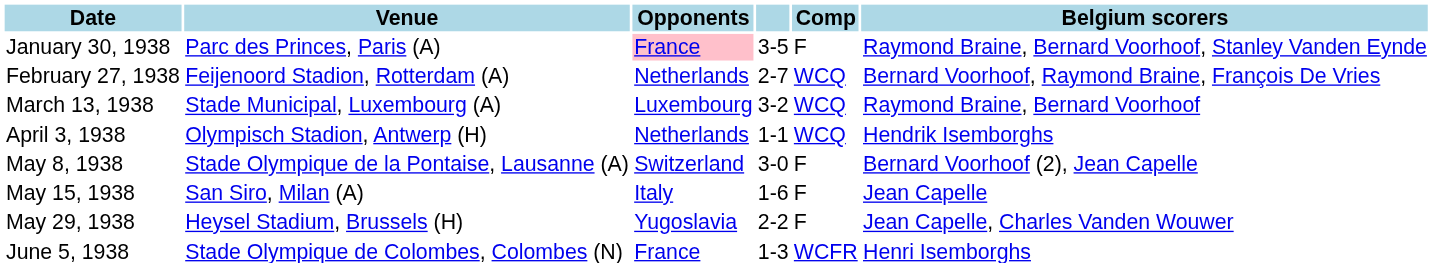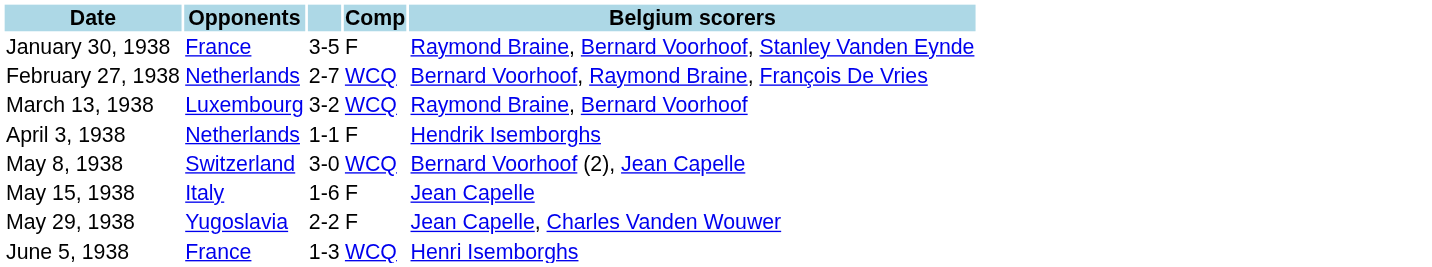- column: (407, 17)
(667, 47) pink background -> (218, 47) no background
(820, 134) WCQ -> (351, 134) F
(800, 164) F -> (371, 164) WCQ
(826, 251) WCFR -> (371, 251) WCQ
